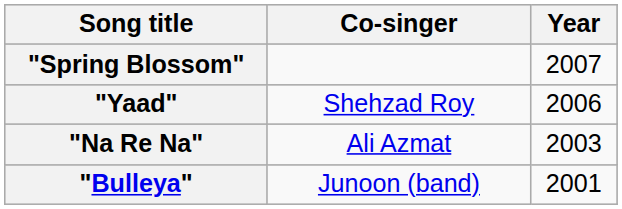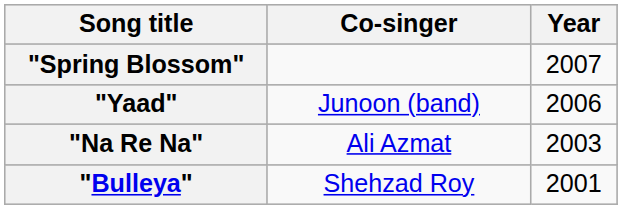(399, 104) Shehzad Roy -> (399, 104) Junoon (band)
(399, 183) Junoon (band) -> (399, 183) Shehzad Roy
